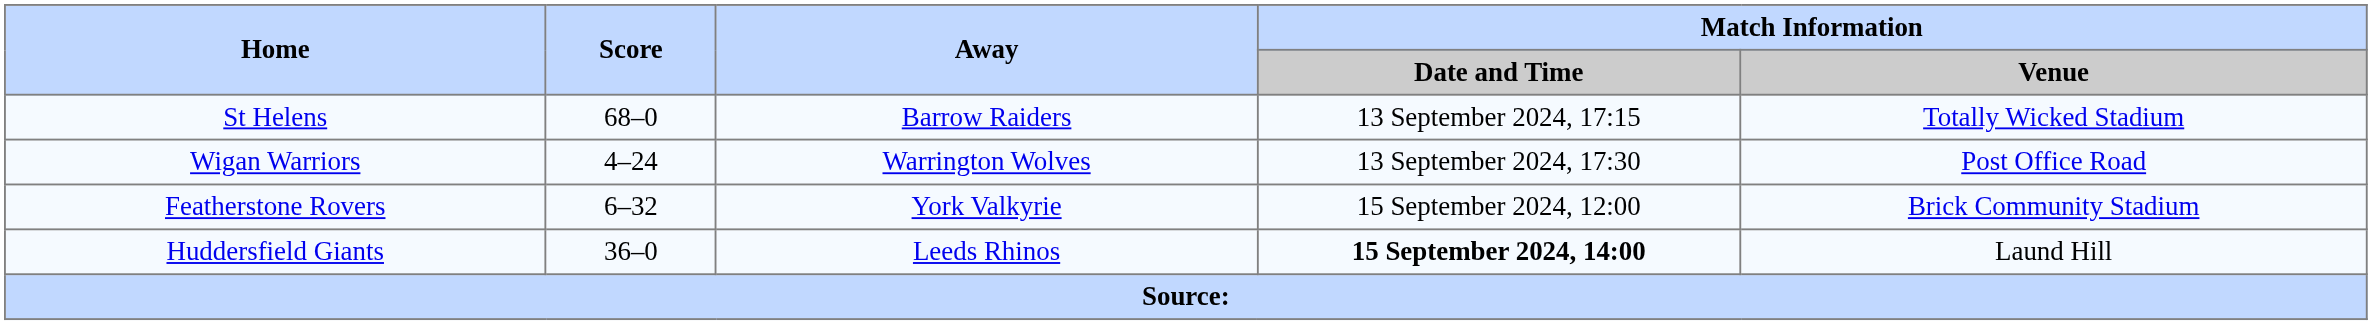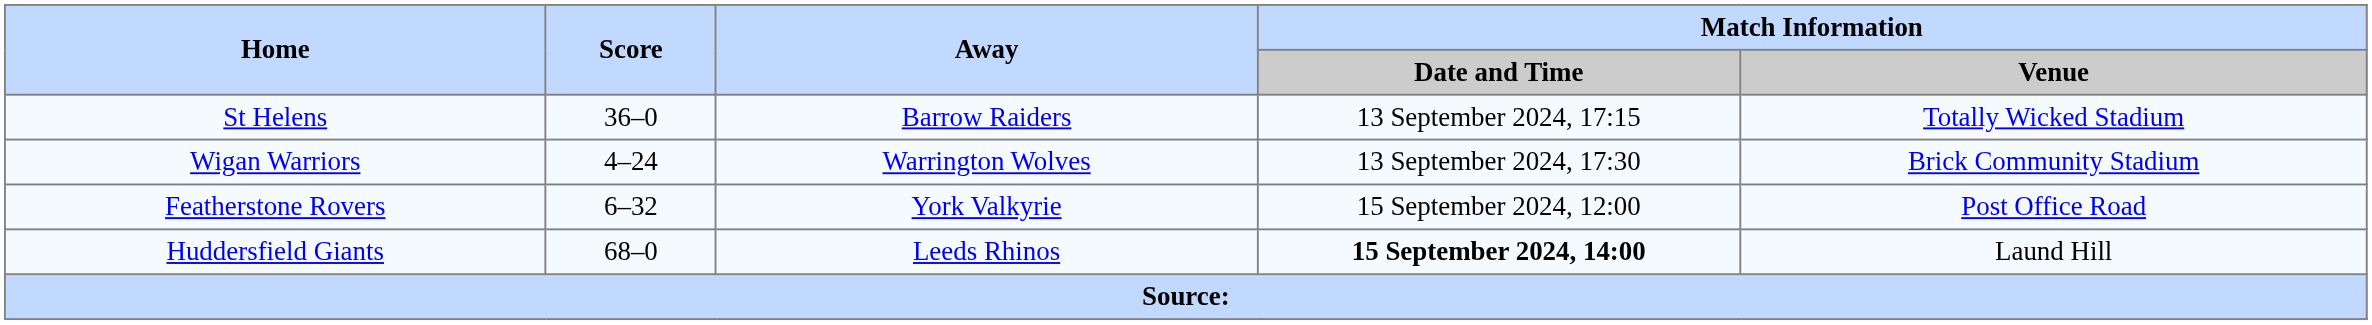(631, 116) 68–0 -> (631, 116) 36–0
(2054, 161) Post Office Road -> (2054, 161) Brick Community Stadium
(2054, 206) Brick Community Stadium -> (2054, 206) Post Office Road
(631, 251) 36–0 -> (631, 251) 68–0
